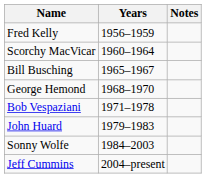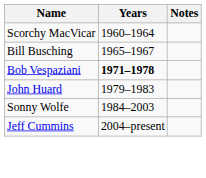- row: (33, 32)
- row: (46, 88)
(128, 107) normal -> (128, 70) bold
